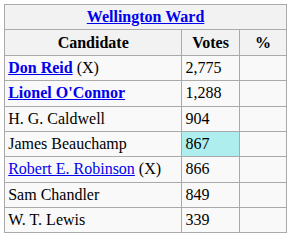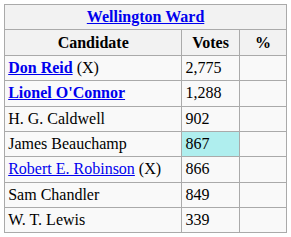(198, 118) 904 -> (198, 118) 902
